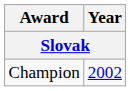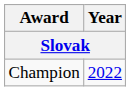(105, 72) 2002 -> (105, 72) 2022
